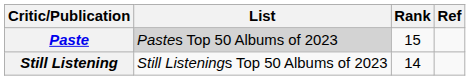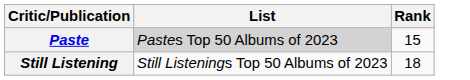- column: (450, 16)
(413, 63) 14 -> (413, 63) 18
